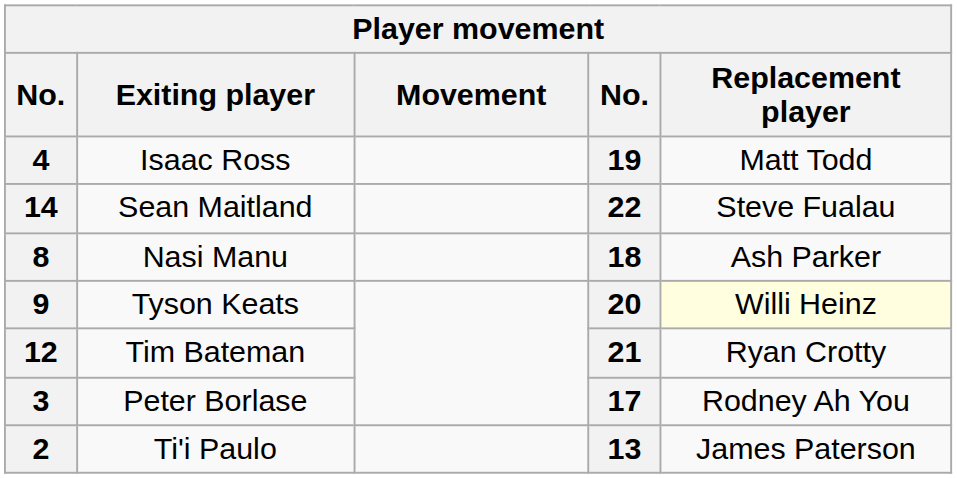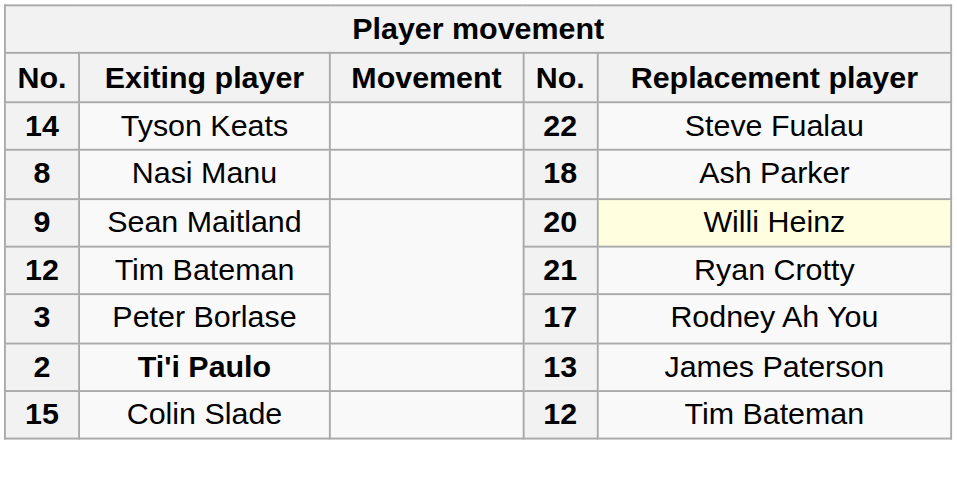- row: (41, 159)
(215, 207) Sean Maitland -> (204, 125) Tyson Keats
(215, 304) Tyson Keats -> (204, 221) Sean Maitland
(215, 448) normal -> (204, 366) bold
+ row: (42, 414)
